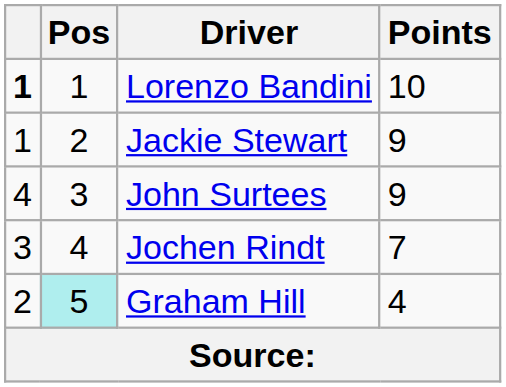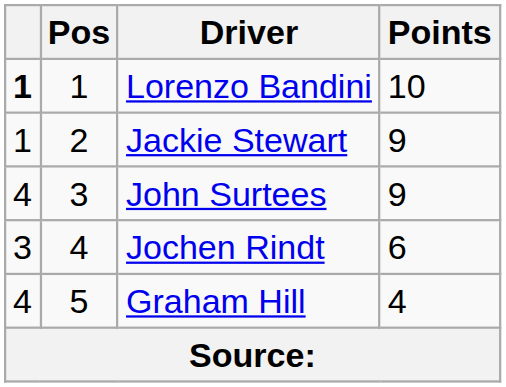(397, 248) 7 -> (397, 248) 6
(22, 302) 2 -> (22, 302) 4
(79, 302) paleturquoise background -> (79, 302) no background
